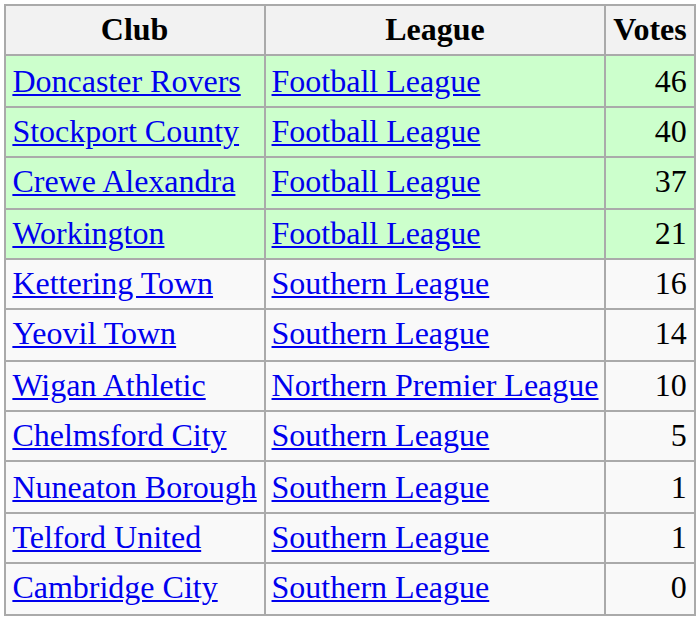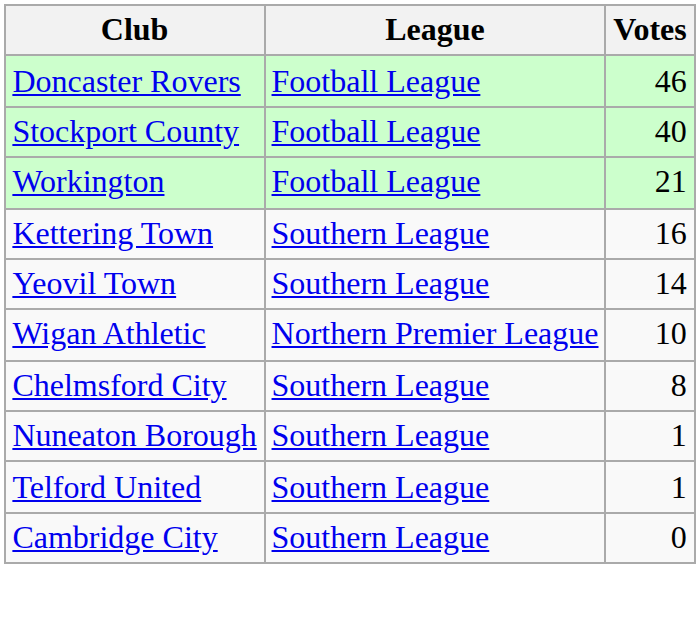- row: (124, 182)
(679, 435) 5 -> (679, 385) 8
